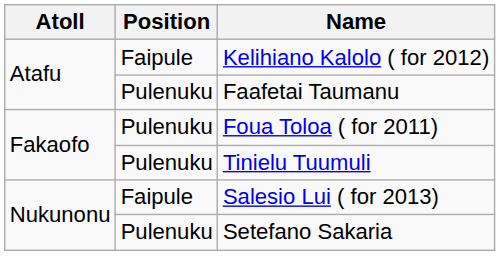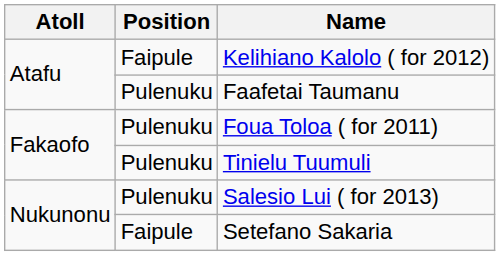(157, 197) Faipule -> (167, 197) Pulenuku
(167, 232) Pulenuku -> (157, 232) Faipule
